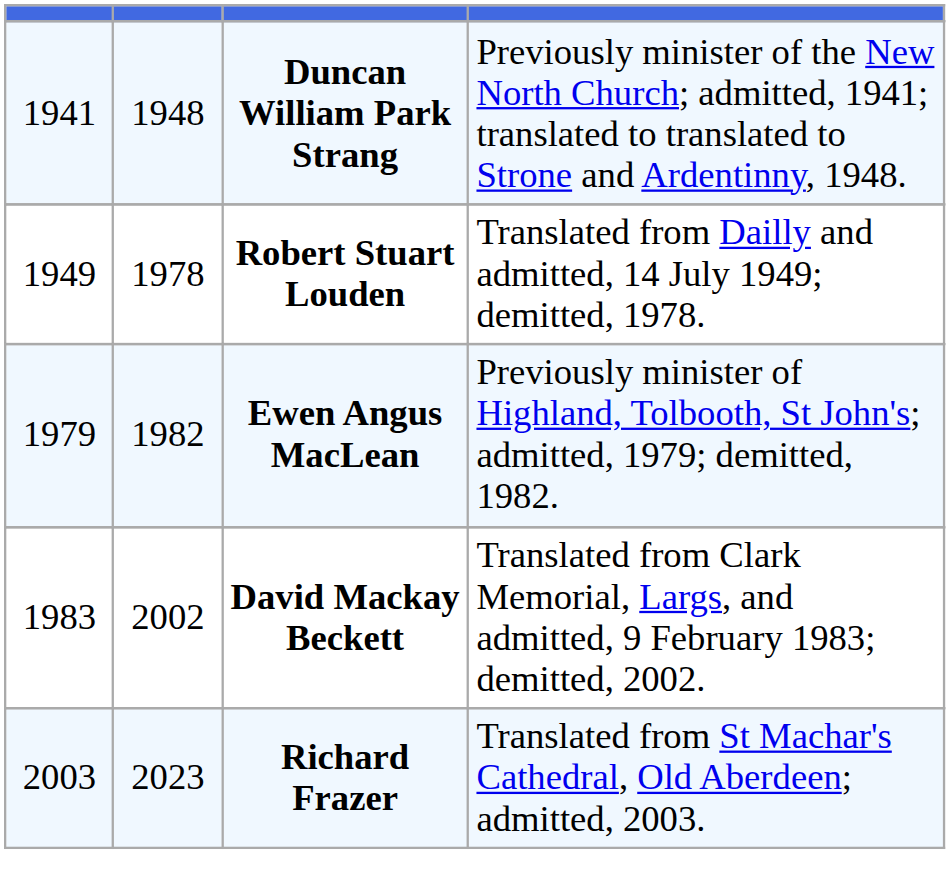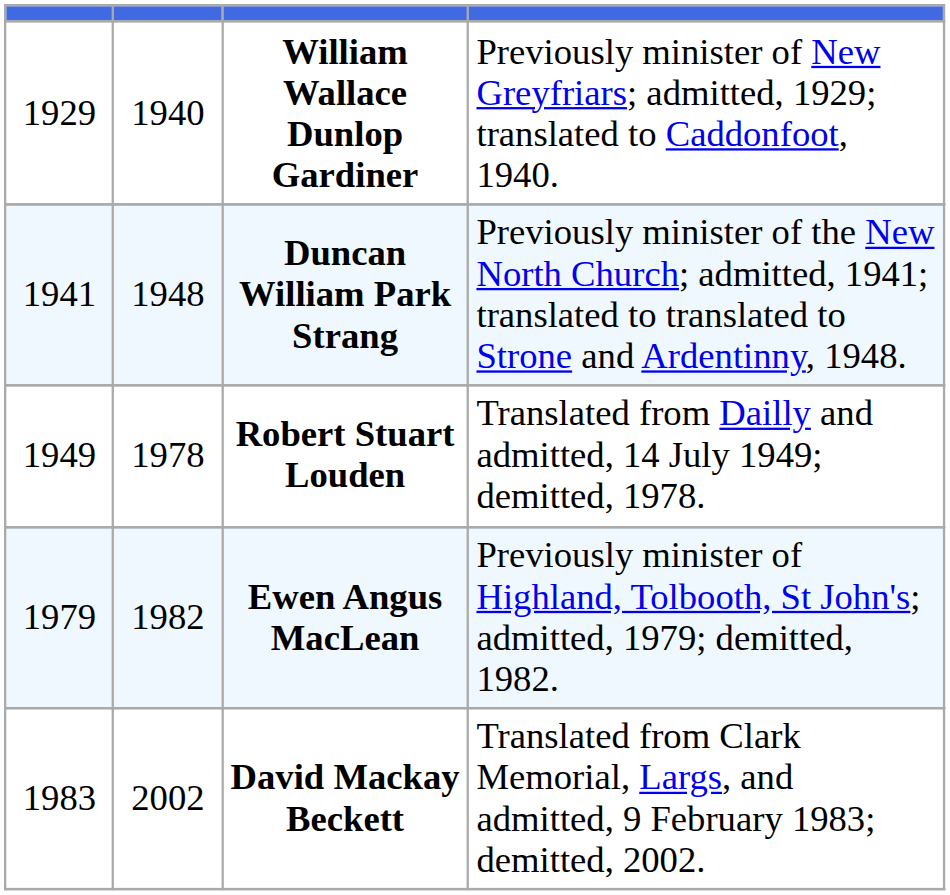+ row: (345, 112)
- row: (345, 777)
